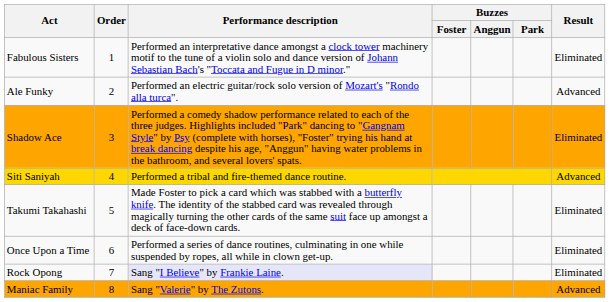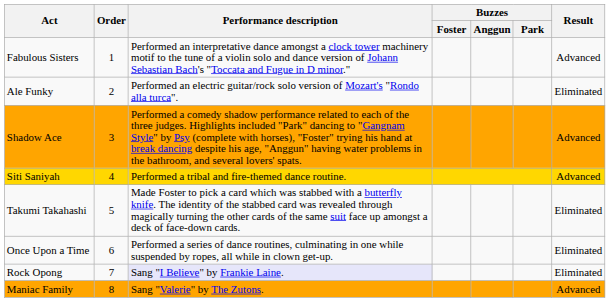(578, 57) Eliminated -> (578, 57) Advanced
(578, 91) Advanced -> (578, 91) Eliminated
(578, 137) Eliminated -> (578, 137) Advanced
